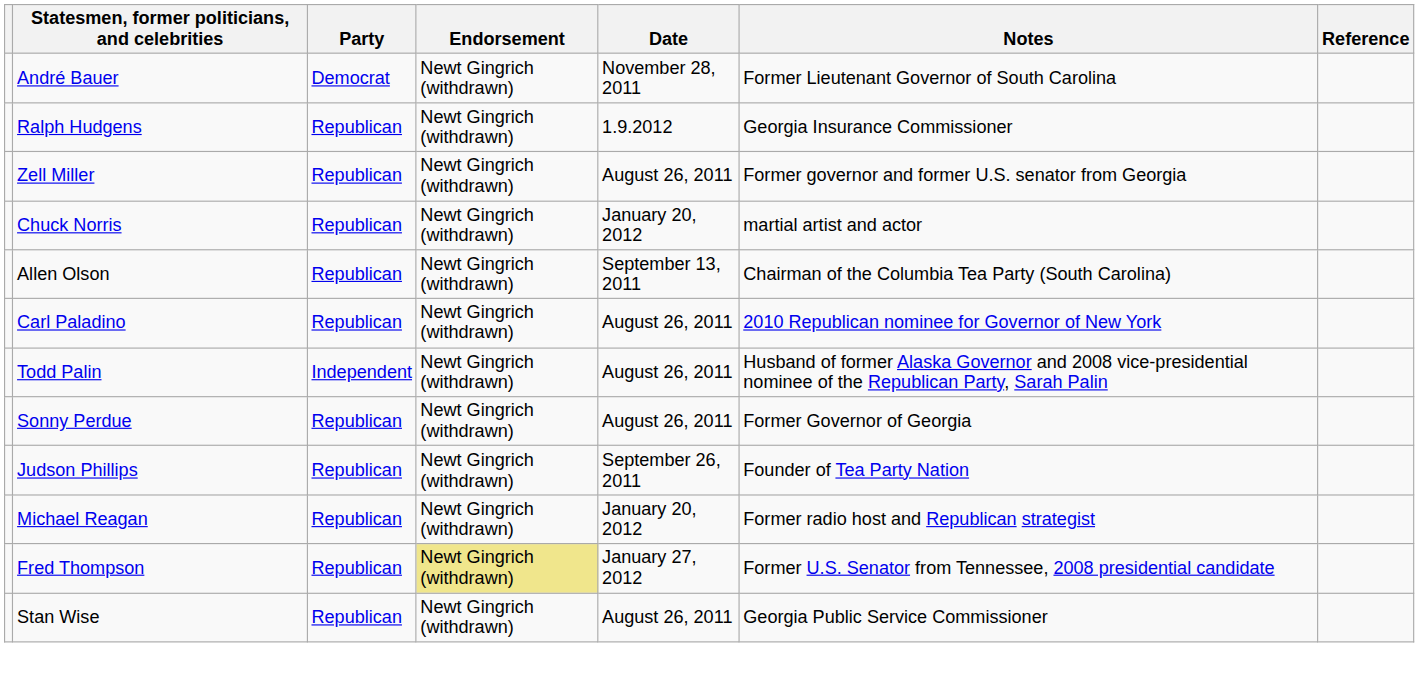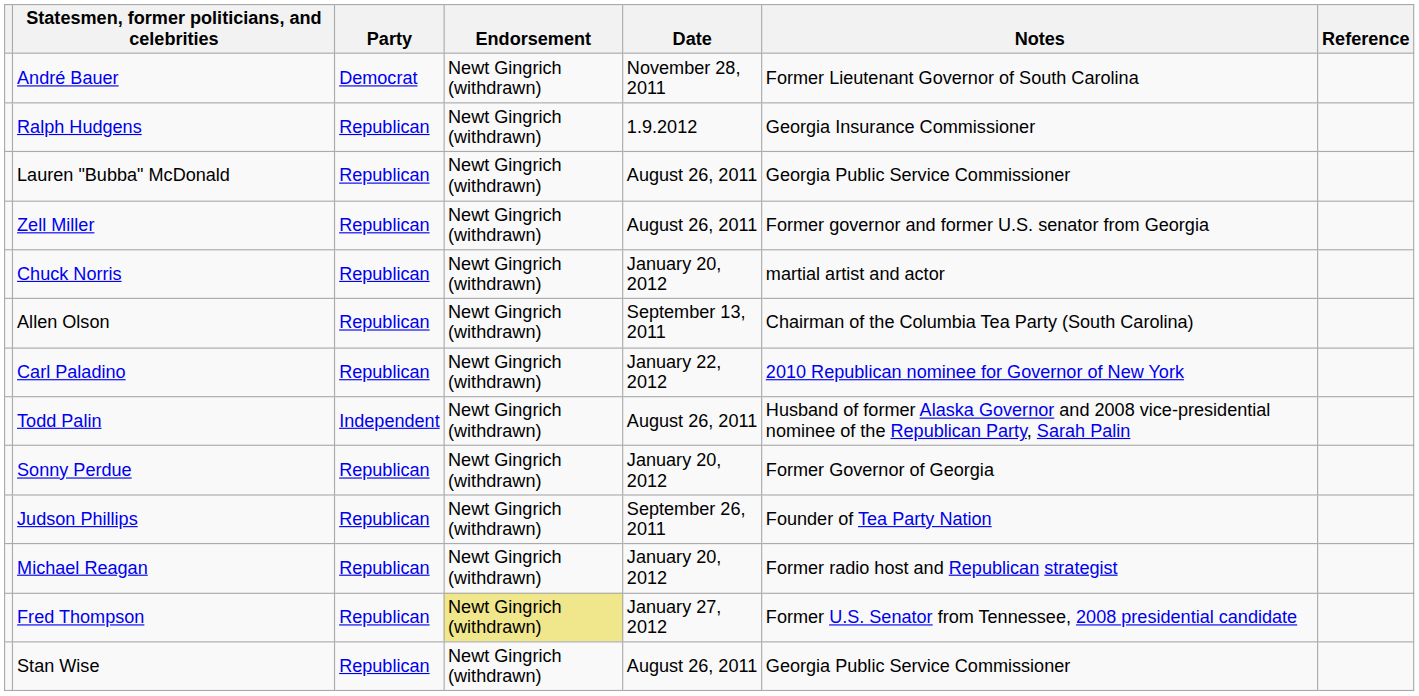+ row: (123, 176)
(667, 323) August 26, 2011 -> (674, 372) January 22, 2012
(667, 421) August 26, 2011 -> (674, 470) January 20, 2012
